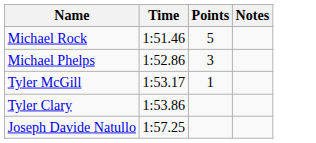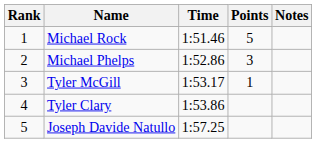+ column: (24, 15)
